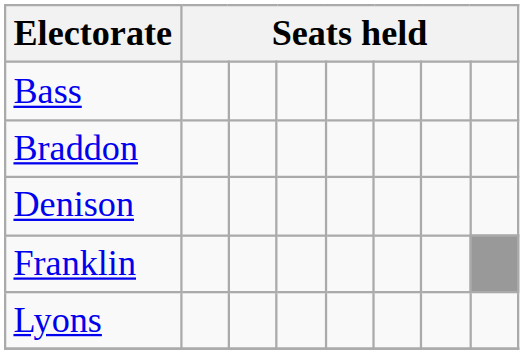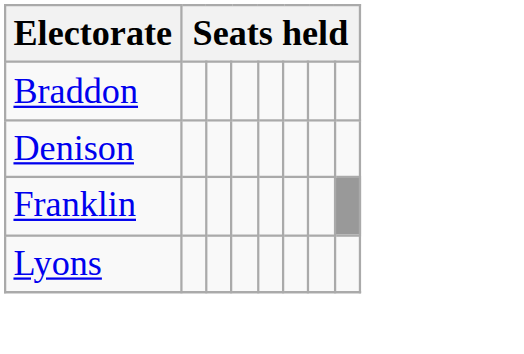- row: (48, 90)
